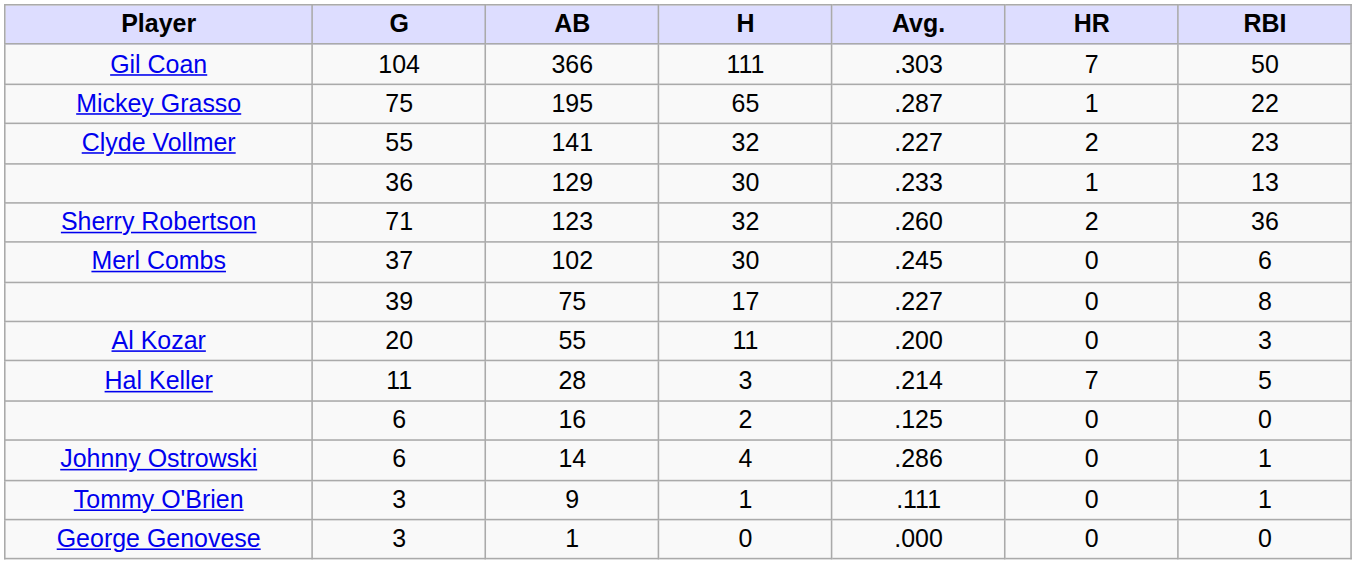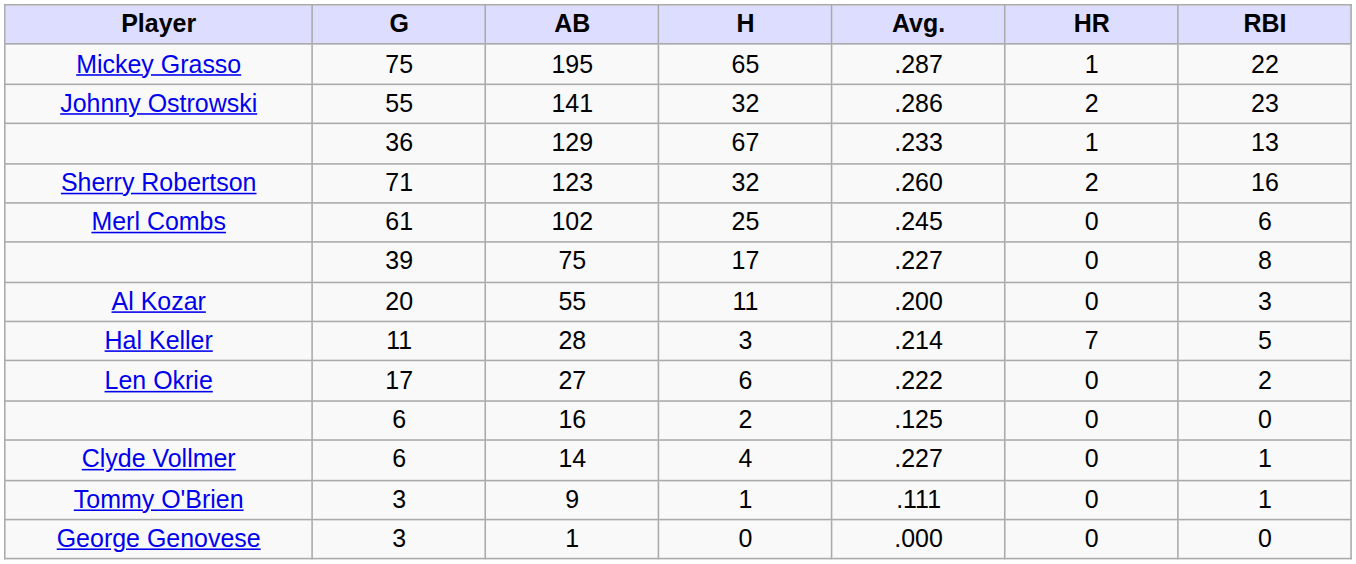- row: (572, 63)
(159, 143) Clyde Vollmer -> (159, 103) Johnny Ostrowski
(919, 143) .227 -> (919, 103) .286
(745, 182) 30 -> (745, 143) 67
(1265, 222) 36 -> (1265, 182) 16
(399, 261) 37 -> (399, 222) 61
(745, 261) 30 -> (745, 222) 25
+ row: (572, 380)
(159, 459) Johnny Ostrowski -> (159, 459) Clyde Vollmer
(919, 459) .286 -> (919, 459) .227
